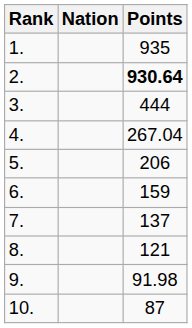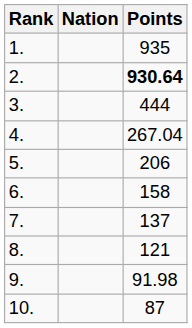(155, 192) 159 -> (155, 192) 158
